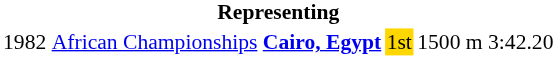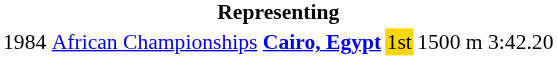(25, 41) 1982 -> (25, 41) 1984
